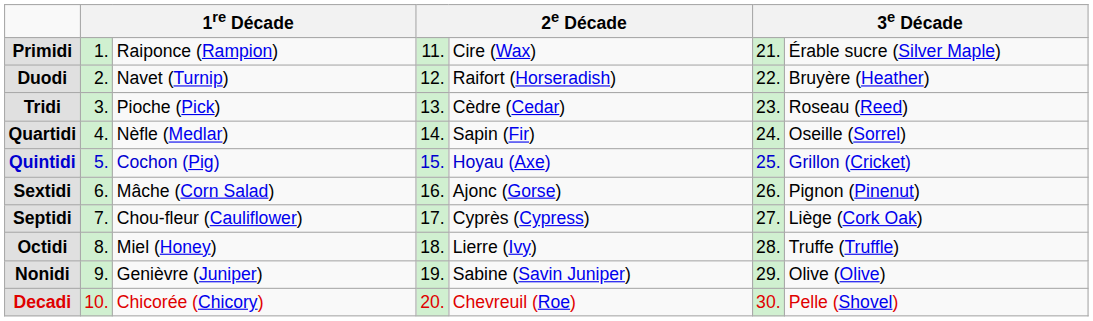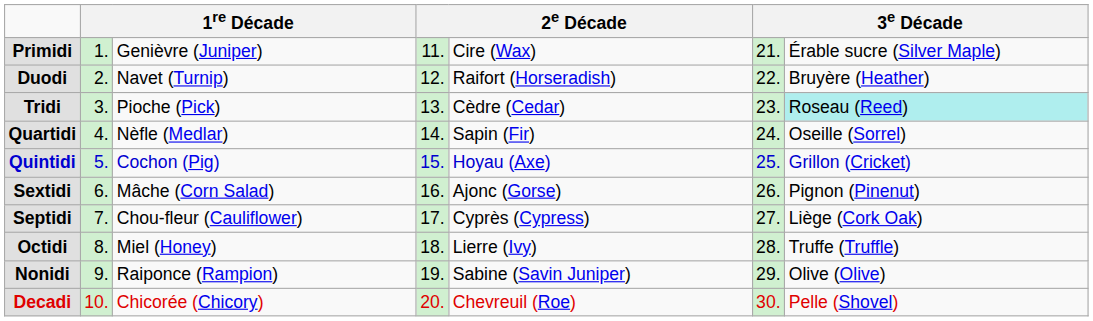(197, 51) Raiponce (Rampion) -> (190, 51) Genièvre (Juniper)
(848, 106) no background -> (848, 106) paleturquoise background
(190, 274) Genièvre (Juniper) -> (197, 274) Raiponce (Rampion)
